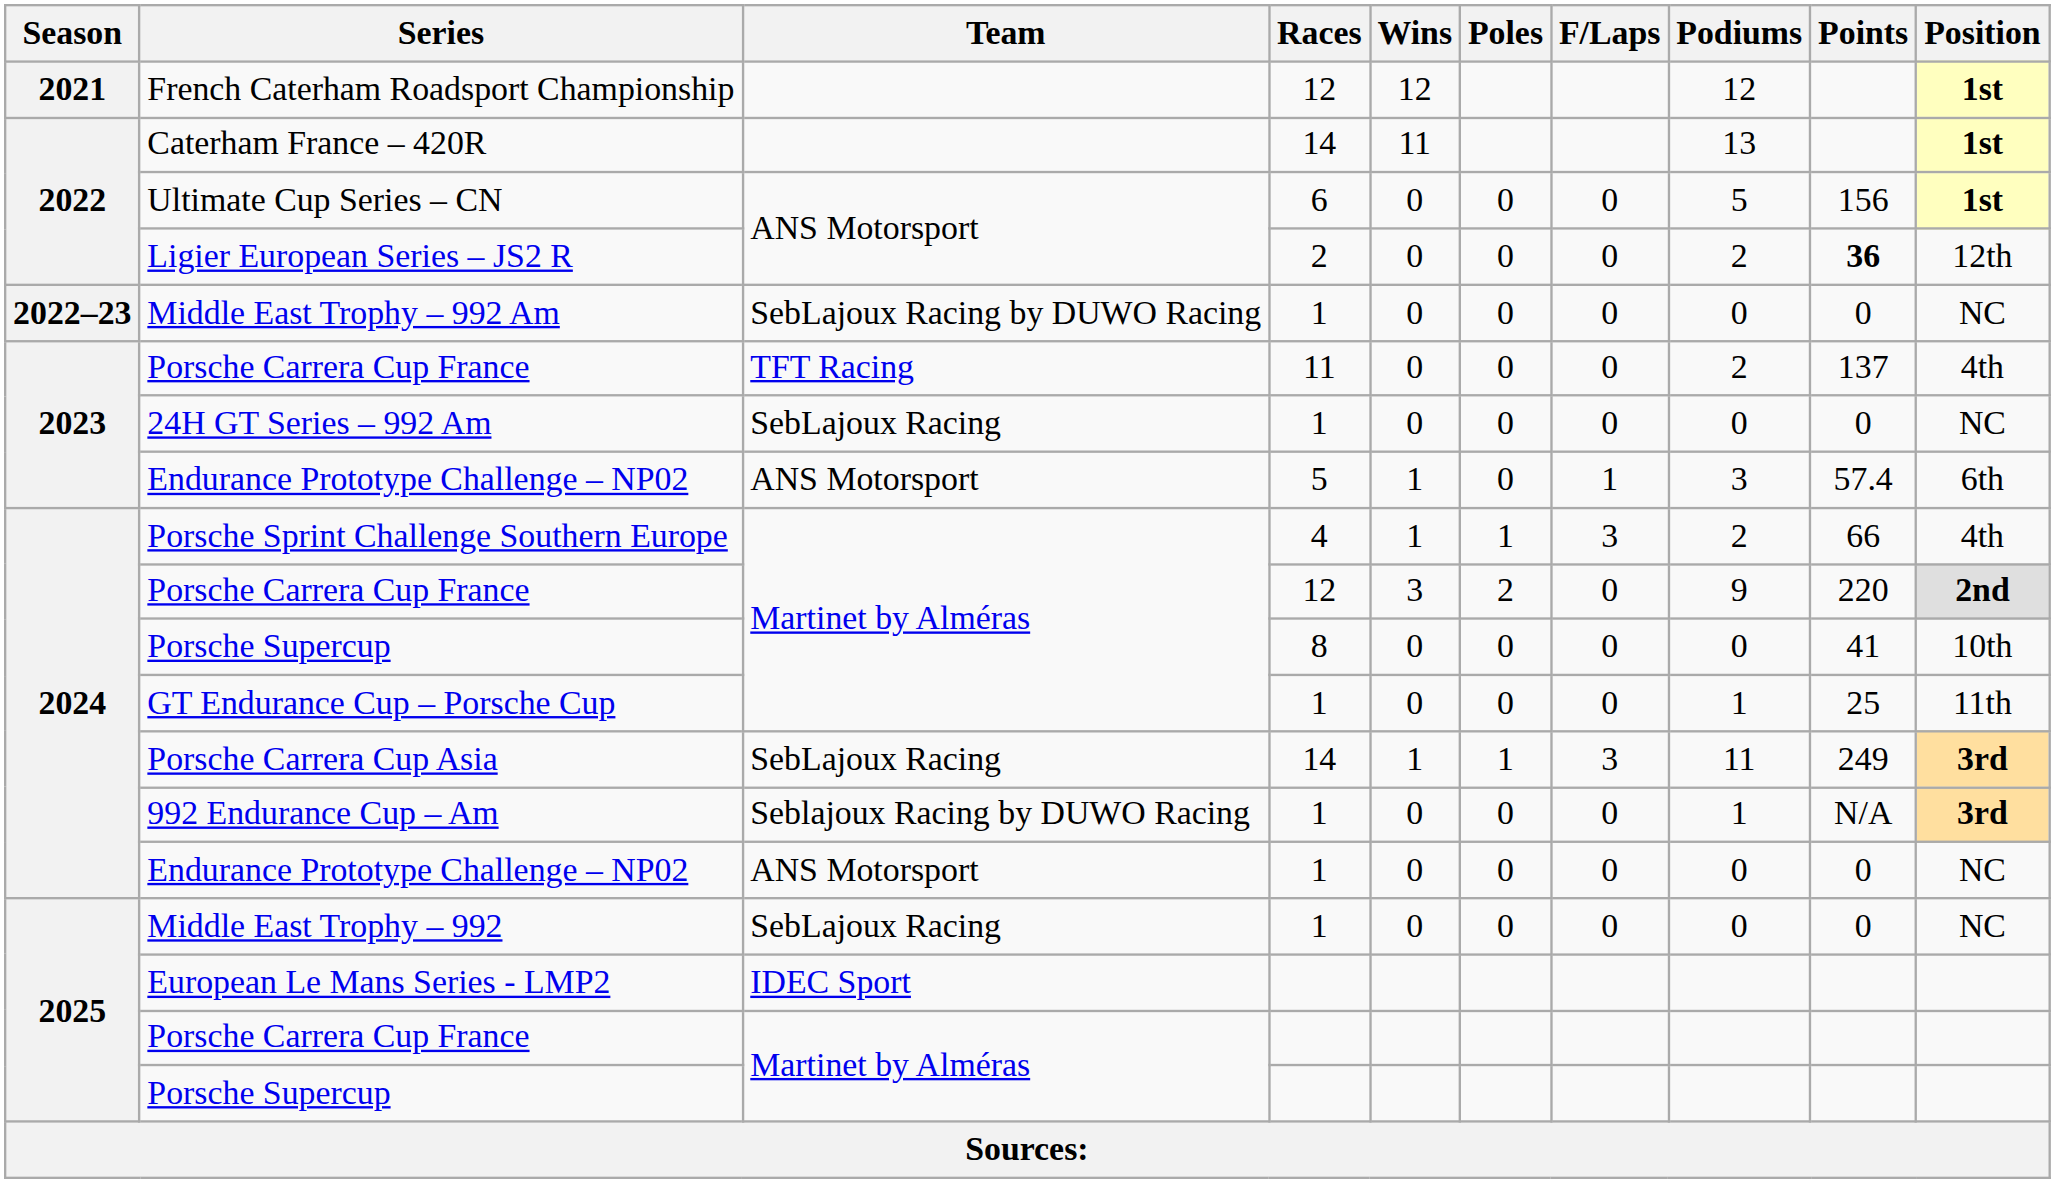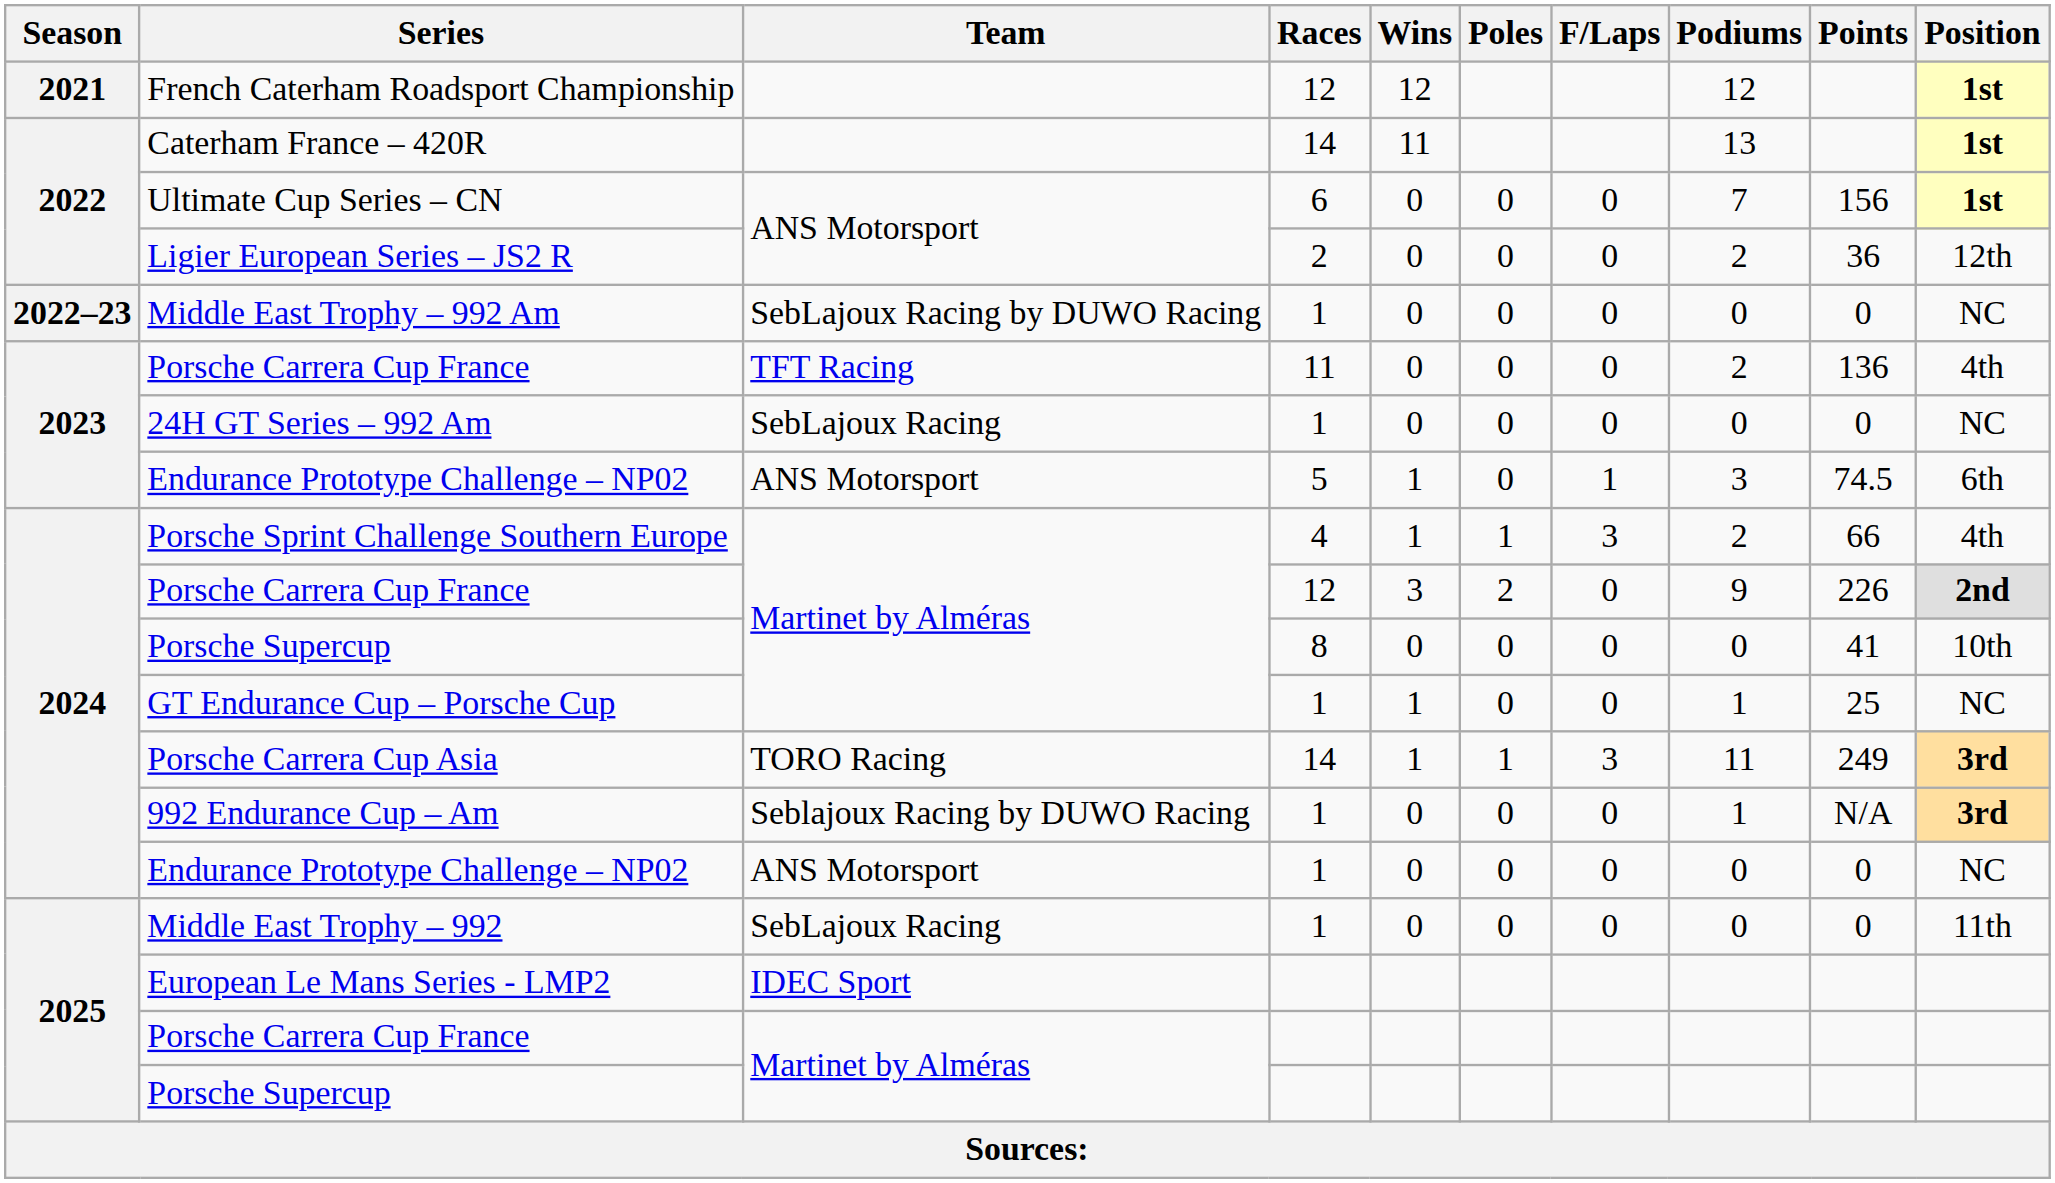(1739, 200) 5 -> (1739, 200) 7
(1863, 256) bold -> (1863, 256) normal
(1863, 367) 137 -> (1863, 367) 136
(1863, 479) 57.4 -> (1863, 479) 74.5
(1863, 590) 220 -> (1863, 590) 226
(1415, 702) 0 -> (1415, 702) 1
(1982, 702) 11th -> (1982, 702) NC
(876, 758) SebLajoux Racing -> (848, 758) TORO Racing
(1982, 925) NC -> (1982, 925) 11th
